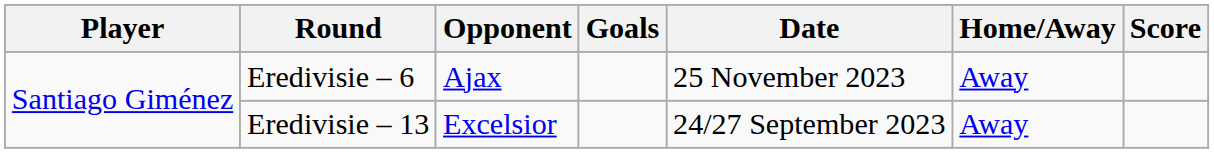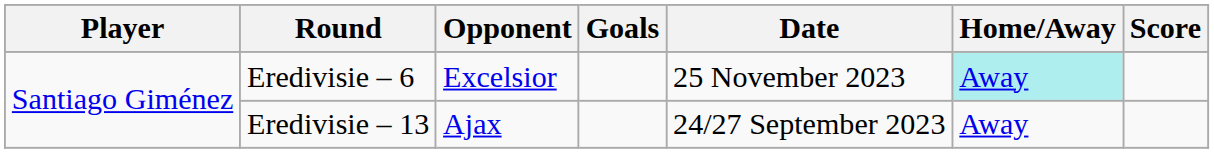(472, 76) Ajax -> (500, 76) Excelsior
(994, 76) no background -> (994, 76) paleturquoise background
(500, 123) Excelsior -> (472, 123) Ajax
